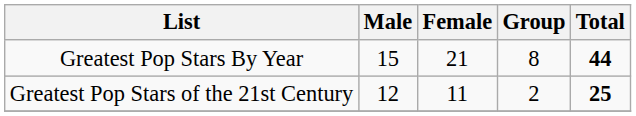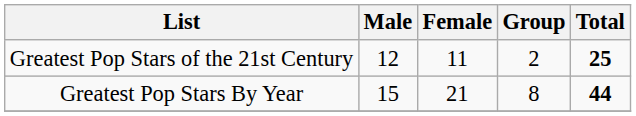rows swapped: (182, 57) <-> (182, 93)
